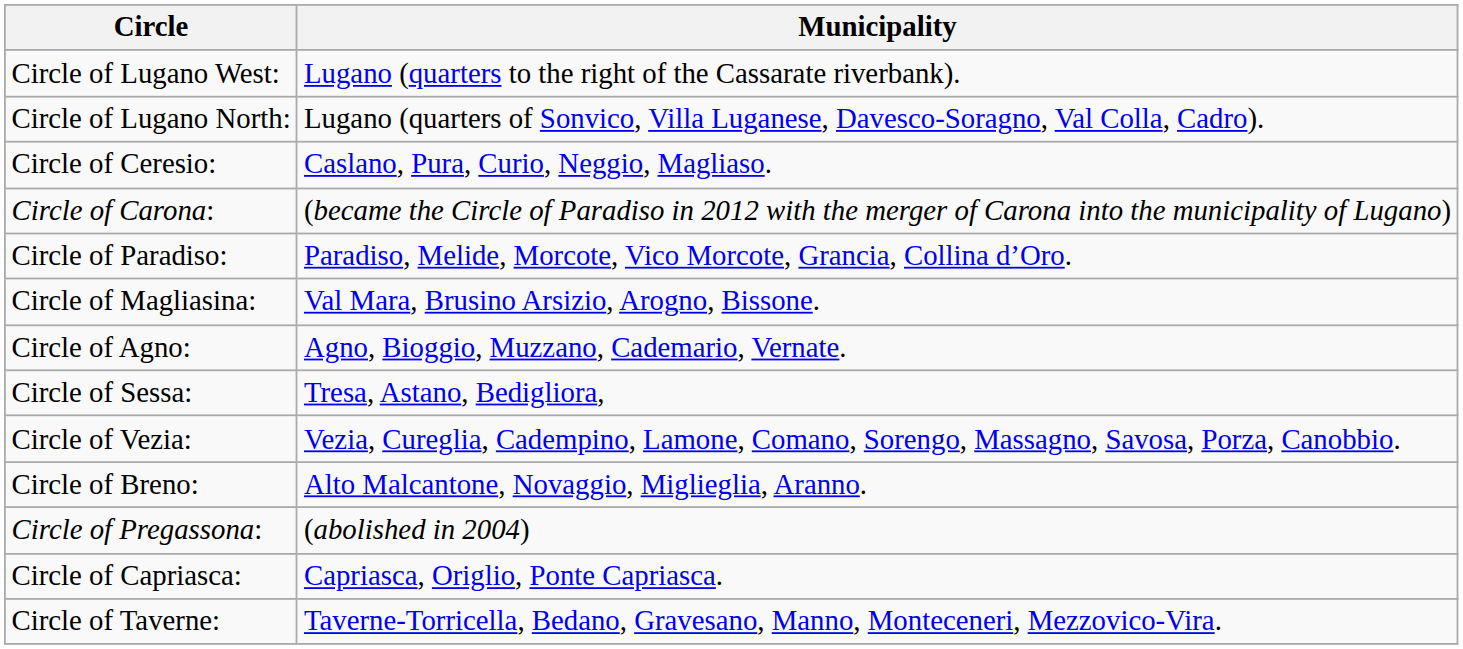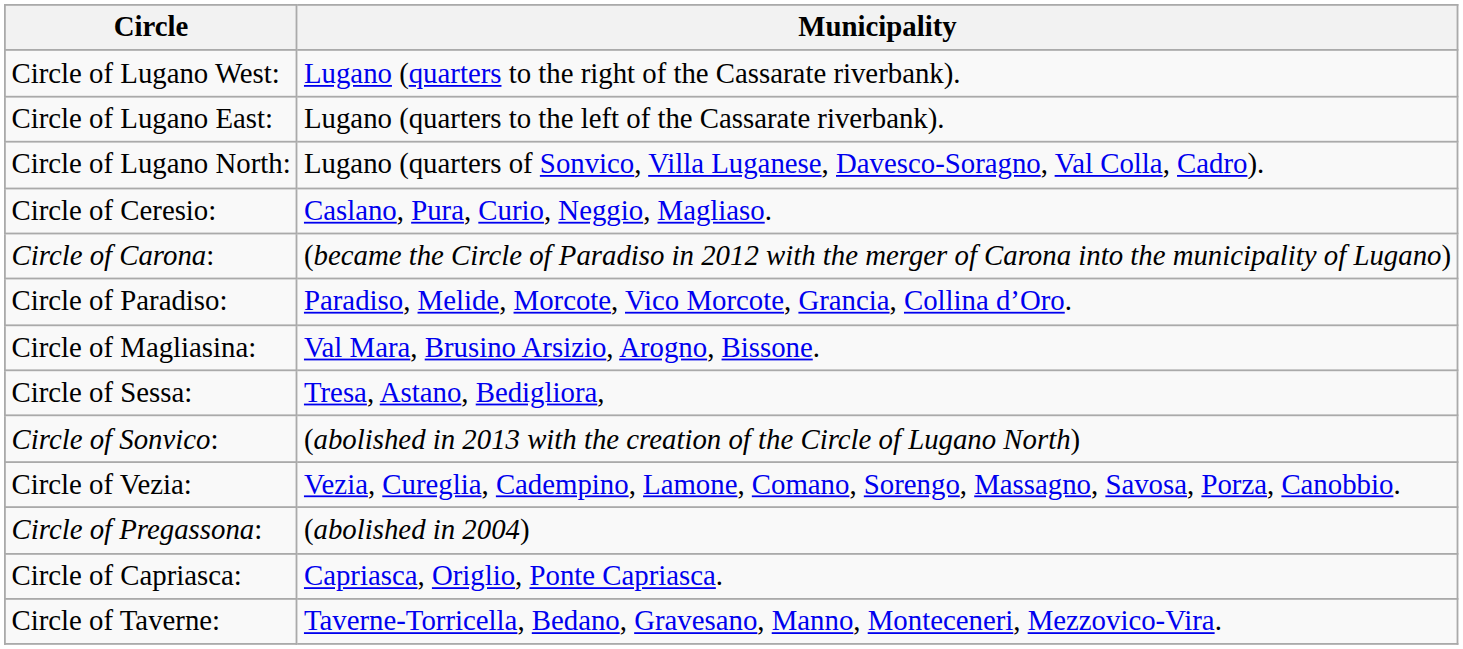+ row: (142, 118)
- row: (101, 347)
+ row: (115, 438)
- row: (105, 484)
